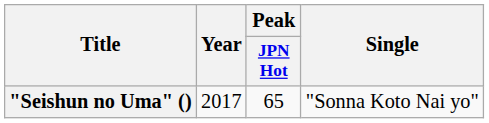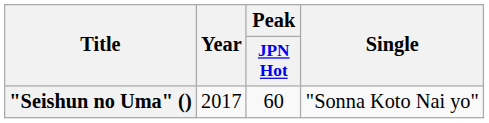(274, 101) 65 -> (274, 101) 60
